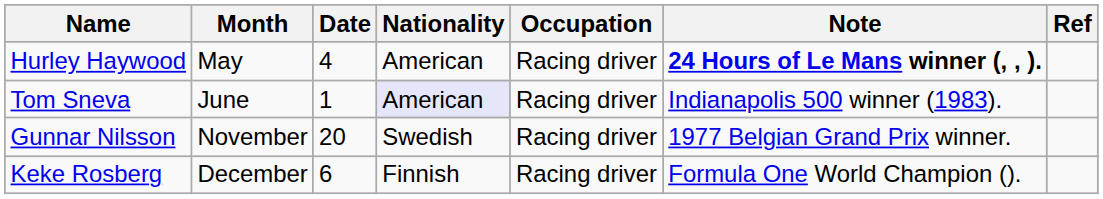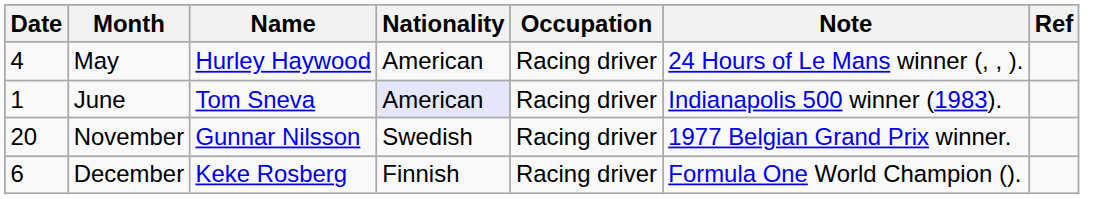columns swapped: (345, 23) <-> (98, 23)
(855, 61) bold -> (846, 61) normal
